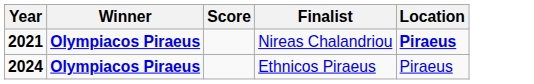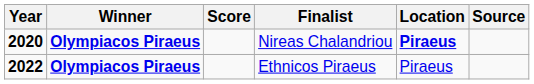+ column: (499, 16)
(26, 41) 2021 -> (26, 41) 2020
(26, 66) 2024 -> (26, 66) 2022
